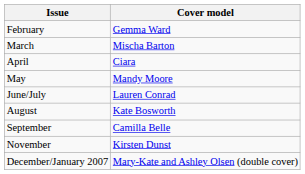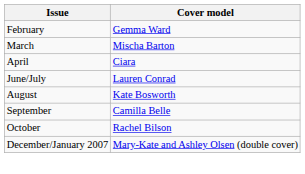- row: (16, 78)
+ row: (23, 128)
- row: (29, 144)
